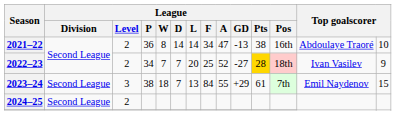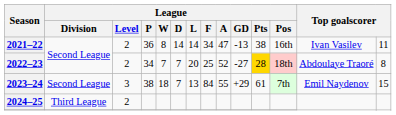(336, 45) Abdoulaye Traoré -> (336, 45) Ivan Vasilev
(383, 45) 10 -> (383, 45) 11
(336, 63) Ivan Vasilev -> (336, 63) Abdoulaye Traoré
(383, 63) 9 -> (383, 63) 8
(79, 102) Second League -> (79, 102) Third League
